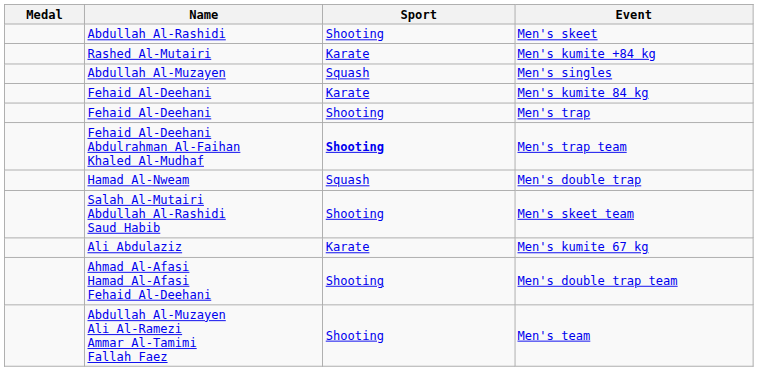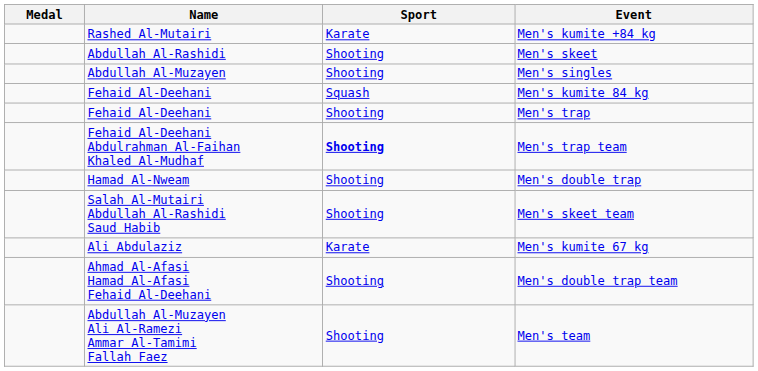rows swapped: (587, 54) <-> (558, 34)
(348, 73) Squash -> (355, 73) Shooting
(348, 93) Karate -> (348, 93) Squash
(348, 180) Squash -> (355, 180) Shooting
